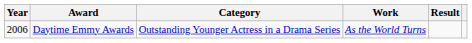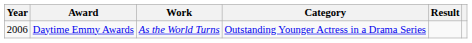columns swapped: (239, 12) <-> (386, 12)
